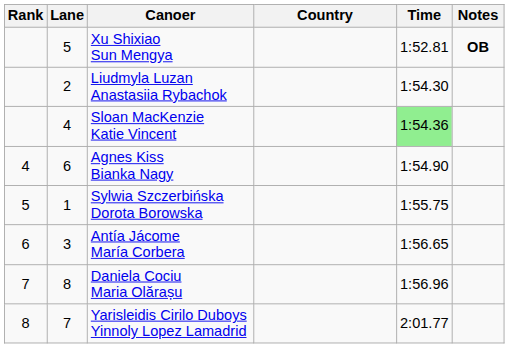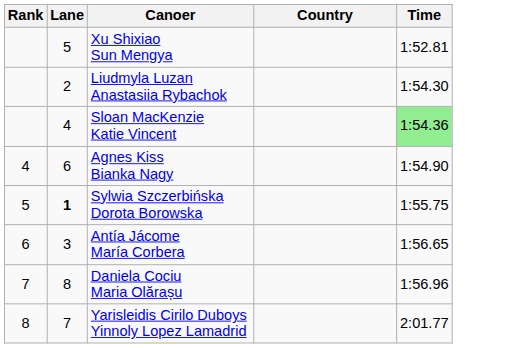- column: (478, 16)
(67, 205) normal -> (67, 205) bold
